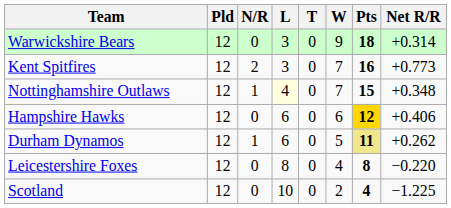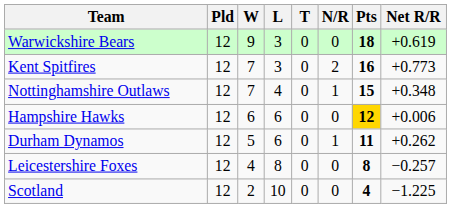columns swapped: (339, 16) <-> (255, 16)
(413, 41) +0.314 -> (413, 41) +0.619
(285, 91) lightyellow background -> (278, 91) no background
(413, 116) +0.406 -> (413, 116) +0.006
(366, 141) khaki background -> (366, 141) no background
(413, 166) −0.220 -> (413, 166) −0.257
